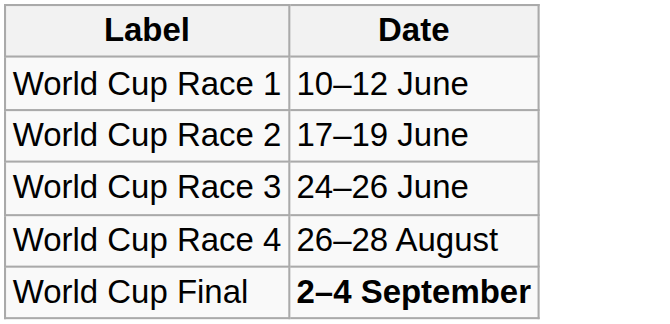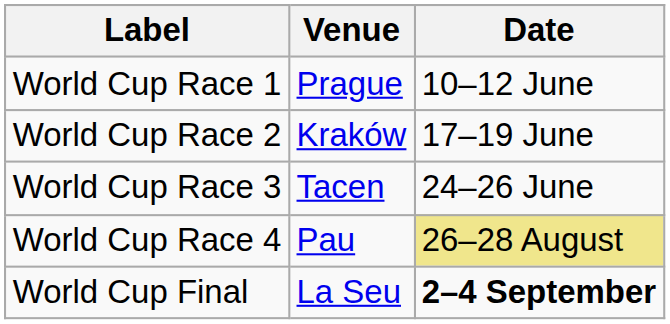+ column: (351, 30)
(397, 239) no background -> (522, 239) khaki background
